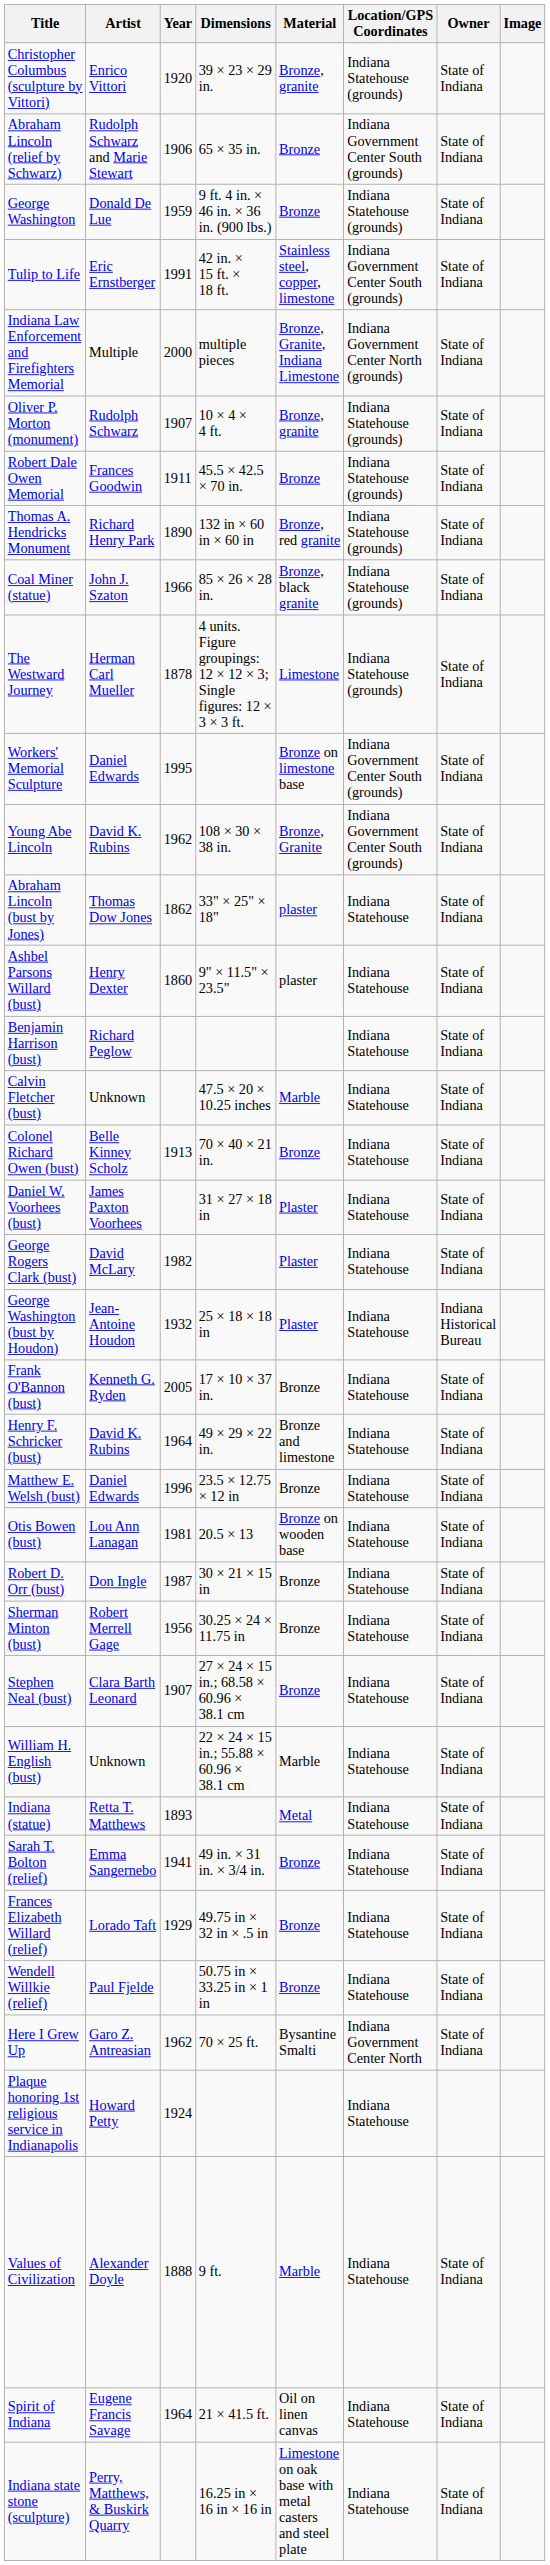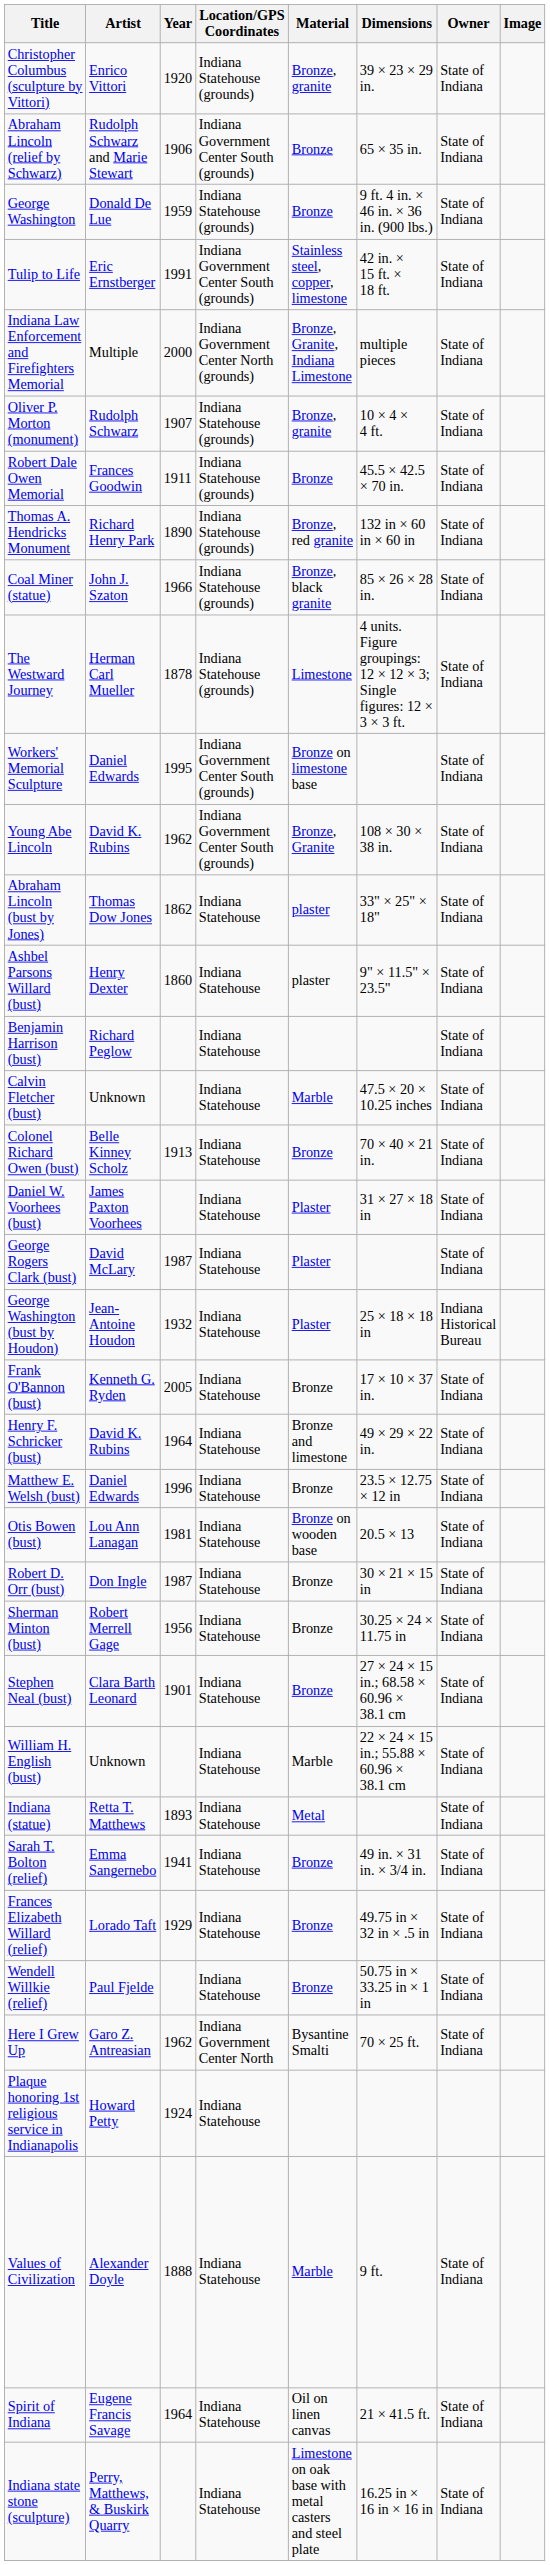columns swapped: (390, 23) <-> (236, 23)
(178, 1261) 1982 -> (178, 1261) 1987
(178, 1690) 1907 -> (178, 1690) 1901
